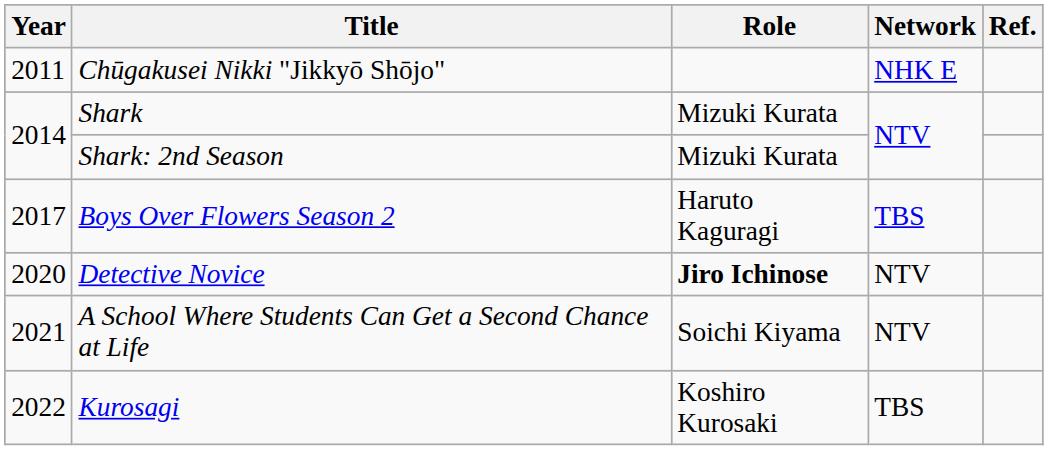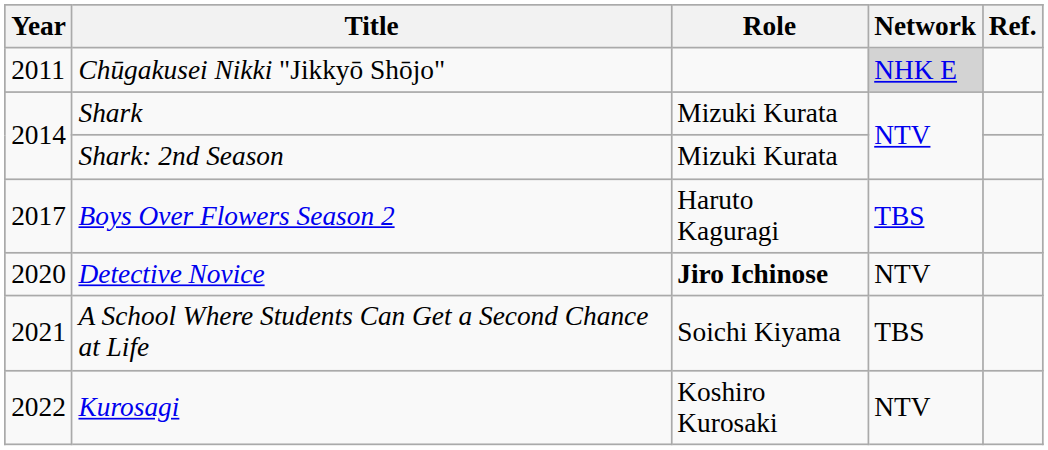(916, 69) no background -> (916, 69) lightgrey background
(902, 332) NTV -> (899, 332) TBS
(899, 406) TBS -> (902, 406) NTV
